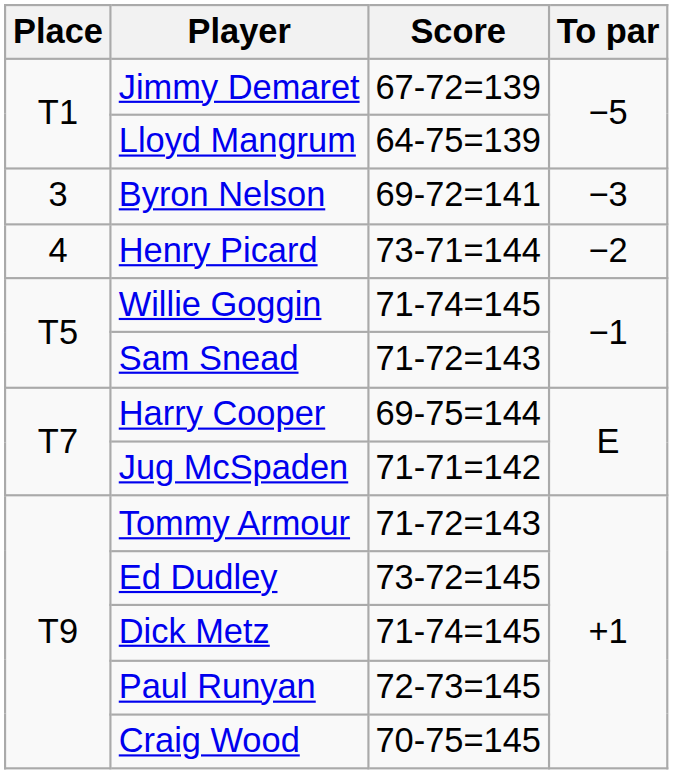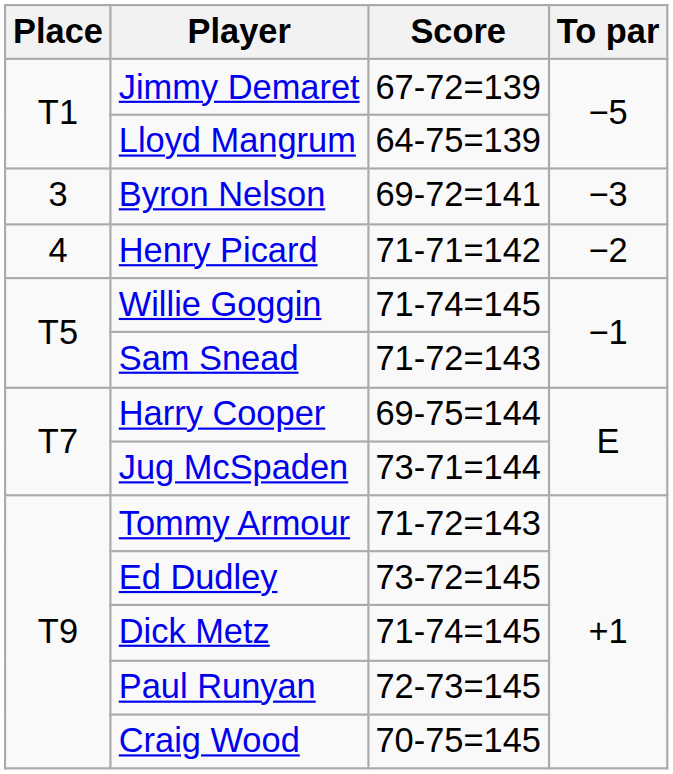(458, 250) 73-71=144 -> (458, 250) 71-71=142
(458, 468) 71-71=142 -> (458, 468) 73-71=144
